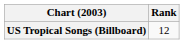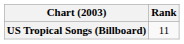(164, 30) 12 -> (164, 30) 11
